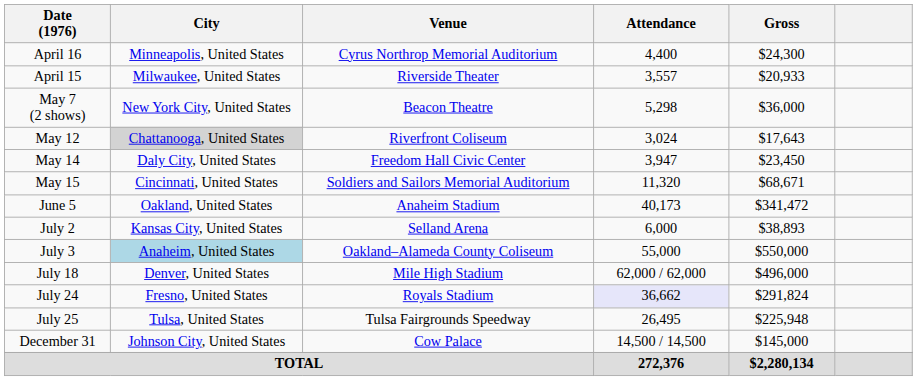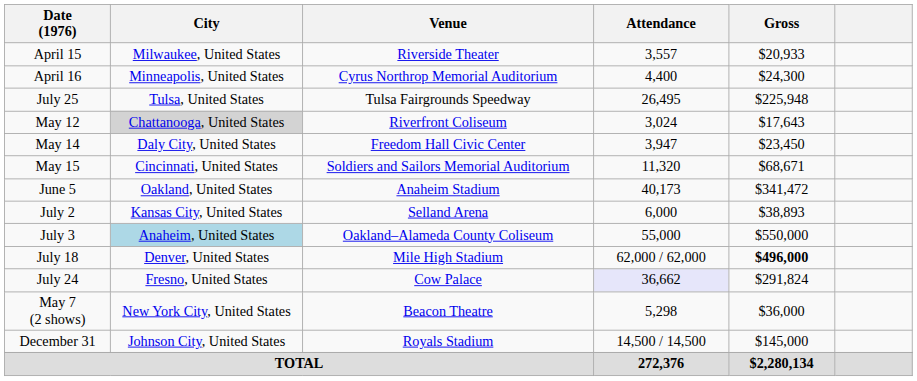rows swapped: (58, 76) <-> (58, 54)
rows swapped: (58, 107) <-> (58, 318)
(782, 273) normal -> (782, 257) bold
(448, 296) Royals Stadium -> (448, 280) Cow Palace
(448, 341) Cow Palace -> (448, 341) Royals Stadium
